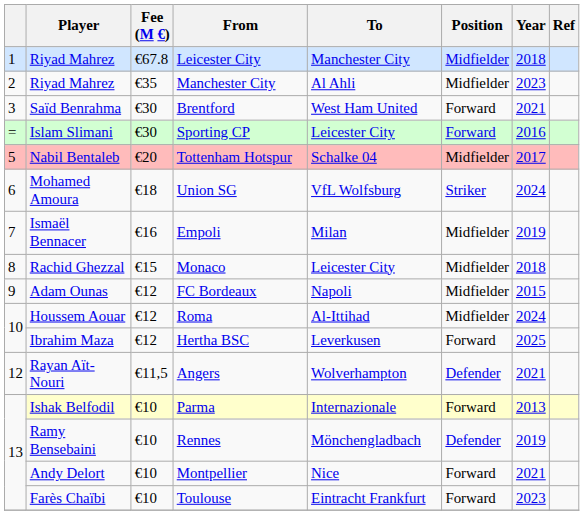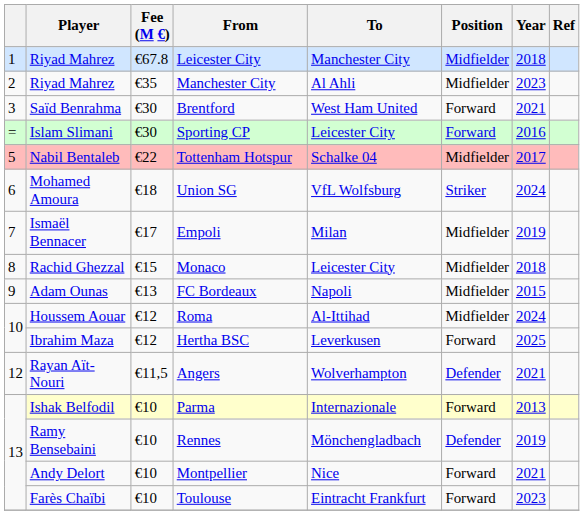(146, 157) €20 -> (146, 157) €22
(146, 232) €16 -> (146, 232) €17
(146, 290) €12 -> (146, 290) €13
